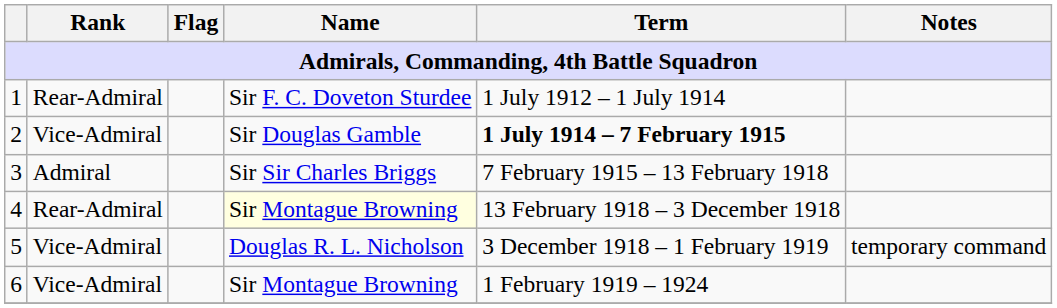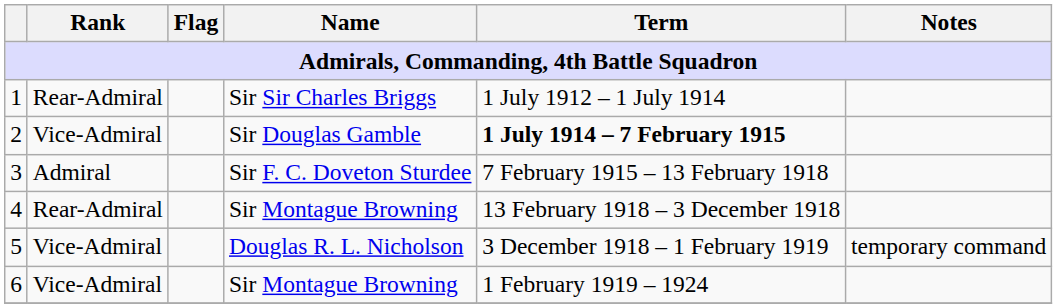(350, 97) Sir F. C. Doveton Sturdee -> (333, 97) Sir Sir Charles Briggs
(333, 172) Sir Sir Charles Briggs -> (350, 172) Sir F. C. Doveton Sturdee
(343, 209) lightyellow background -> (343, 209) no background
